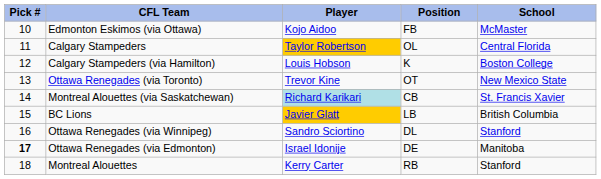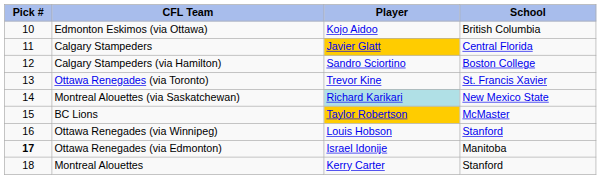- column: (439, 13)
(504, 30) McMaster -> (501, 30) British Columbia
(325, 47) Taylor Robertson -> (354, 47) Javier Glatt
(318, 64) Louis Hobson -> (366, 64) Sandro Sciortino
(523, 81) New Mexico State -> (505, 81) St. Francis Xavier
(522, 98) St. Francis Xavier -> (506, 98) New Mexico State
(312, 115) Javier Glatt -> (367, 115) Taylor Robertson
(519, 115) British Columbia -> (486, 115) McMaster
(324, 132) Sandro Sciortino -> (359, 132) Louis Hobson
